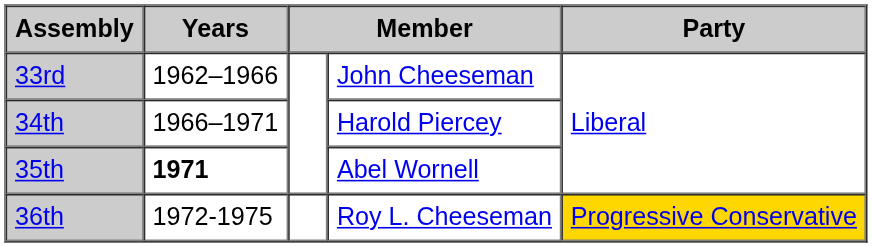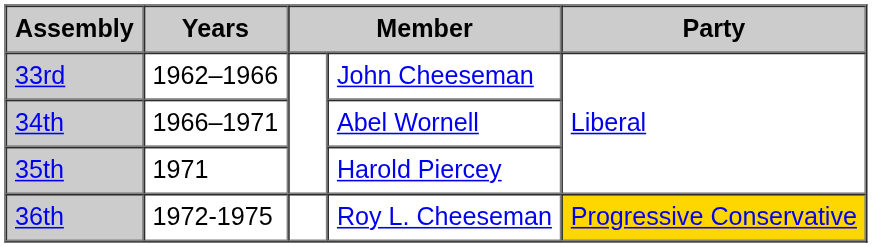(419, 123) Harold Piercey -> (408, 123) Abel Wornell
(180, 170) bold -> (180, 170) normal
(408, 170) Abel Wornell -> (419, 170) Harold Piercey
